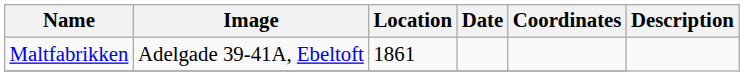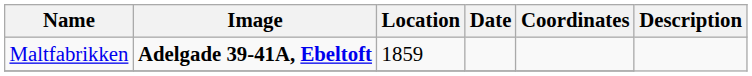(251, 53) normal -> (255, 53) bold
(394, 53) 1861 -> (402, 53) 1859
